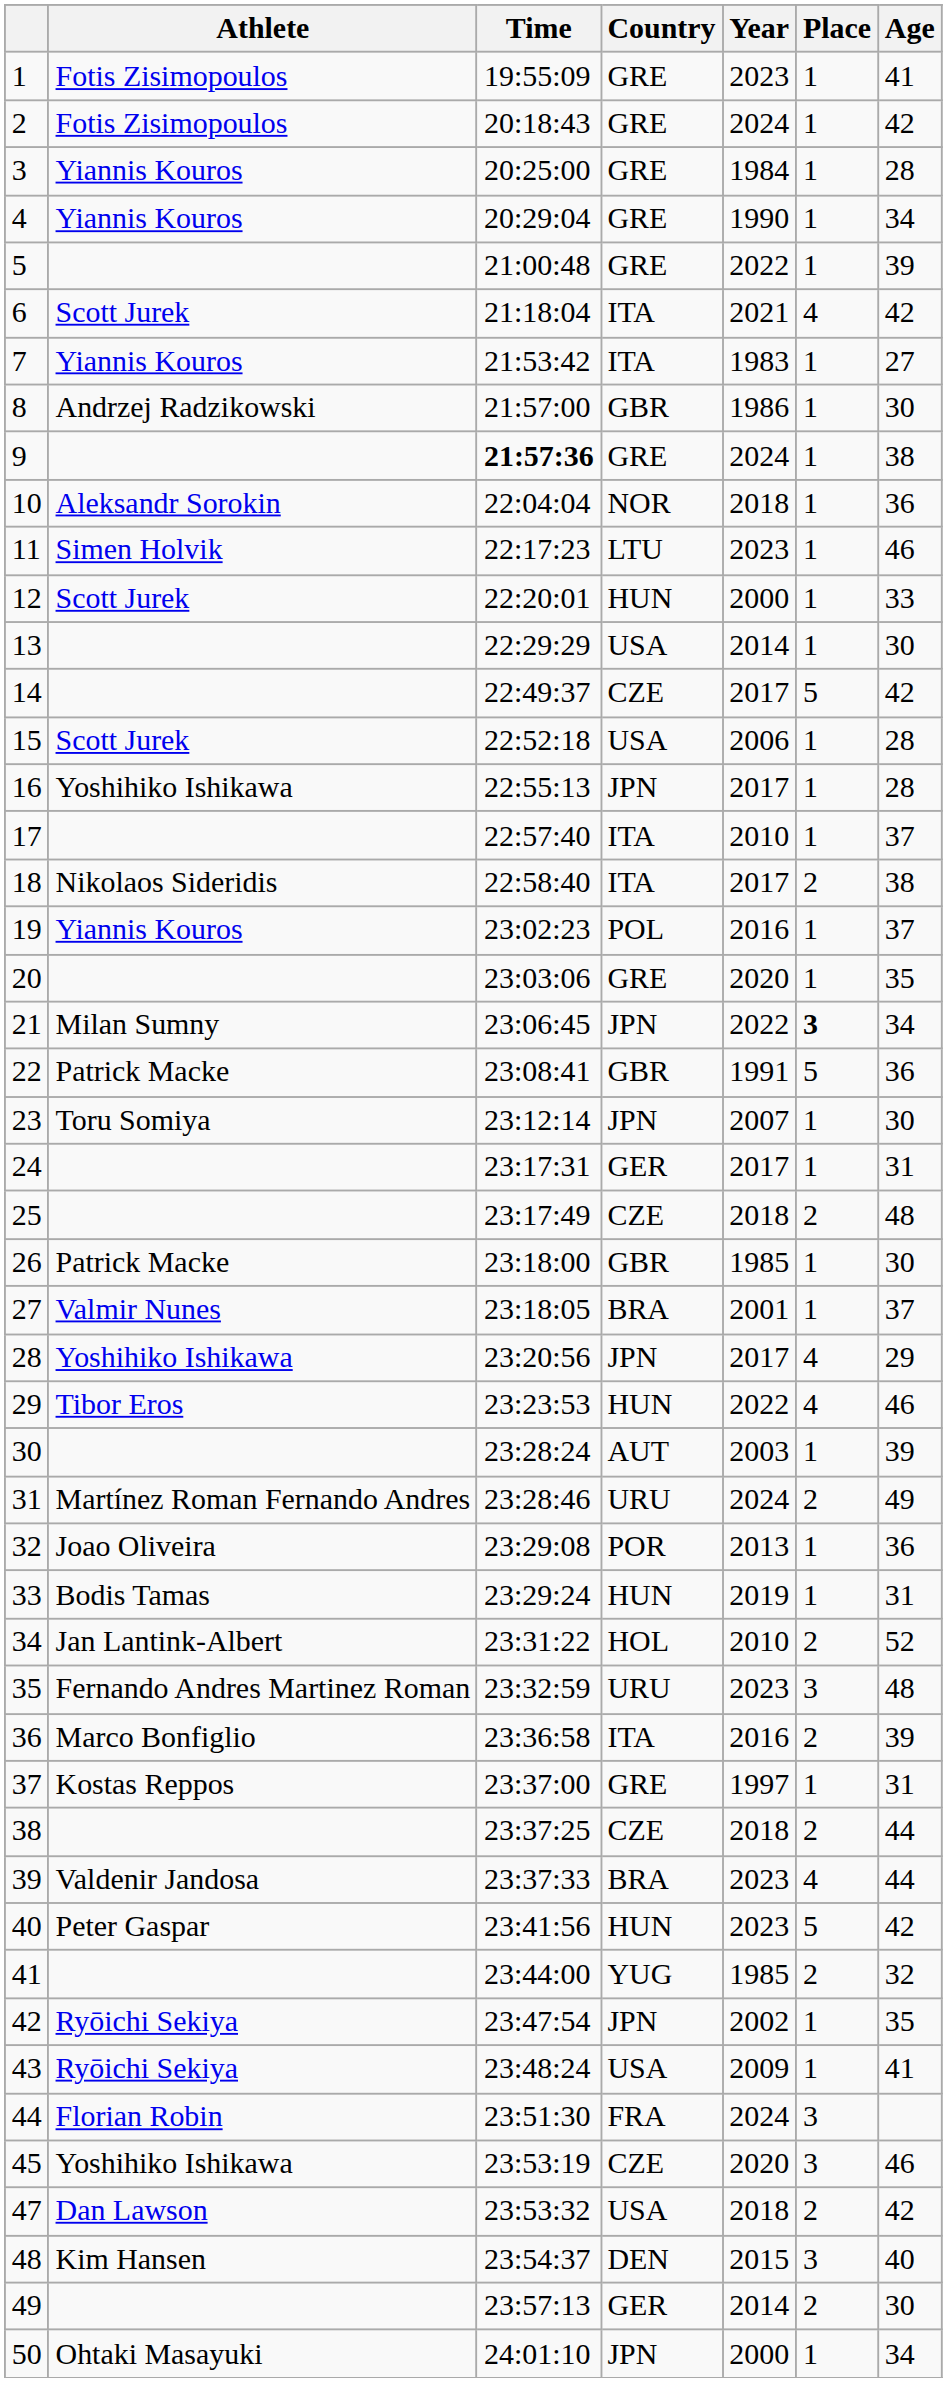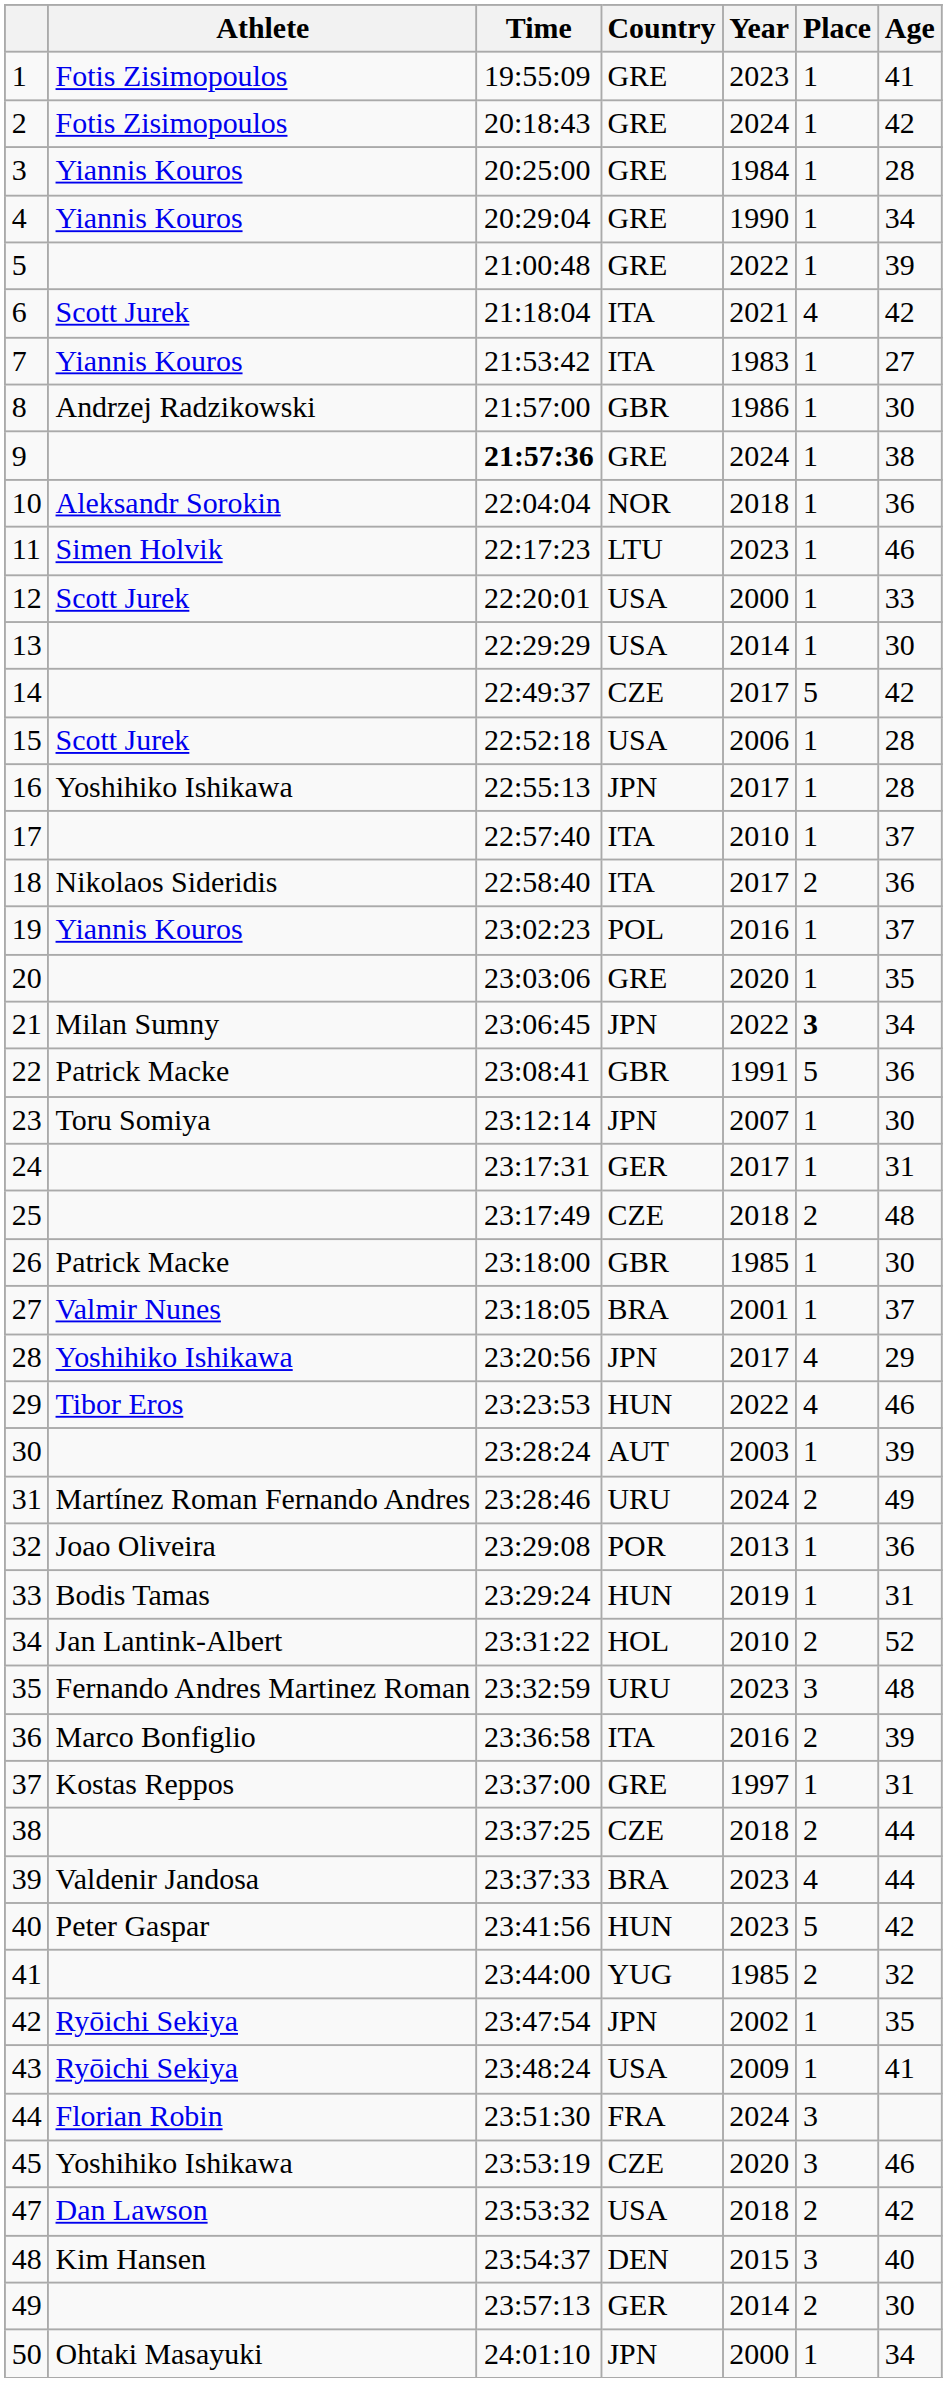(640, 597) HUN -> (637, 597) USA
(900, 882) 38 -> (900, 882) 36
